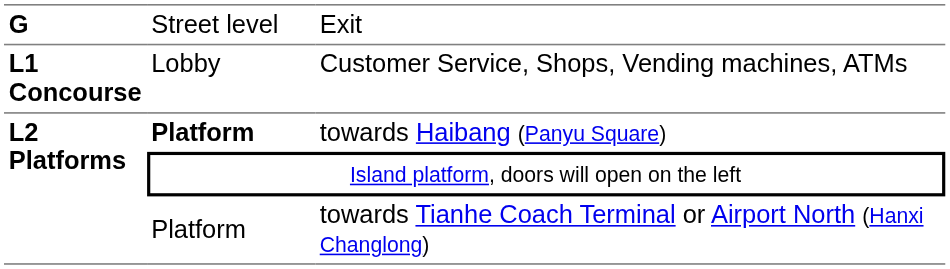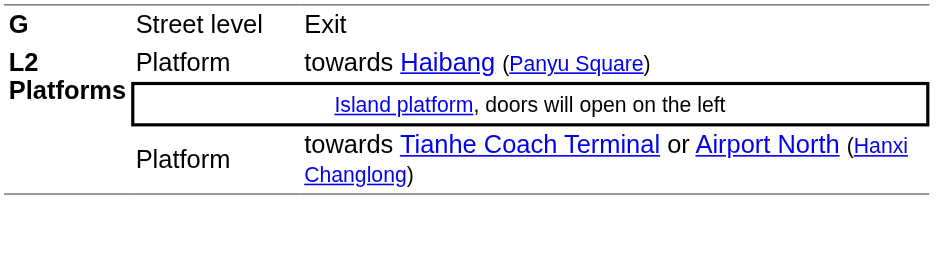- row: (614, 64)
(203, 132) bold -> (183, 62) normal
